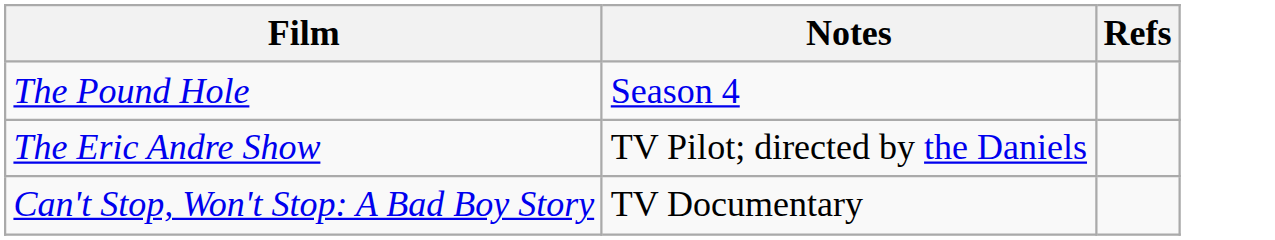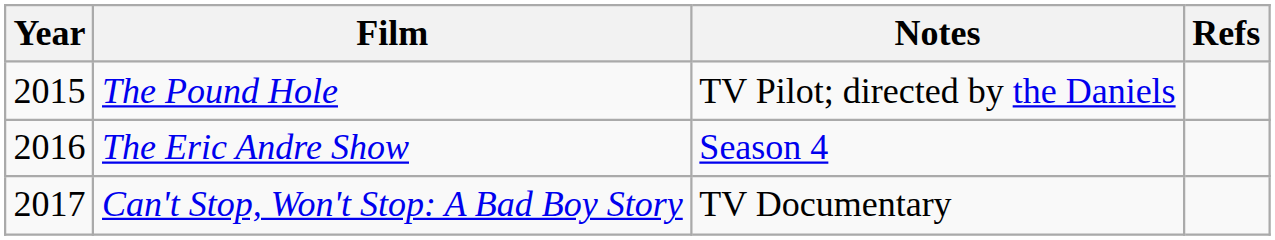+ column: (49, 33)
(675, 90) Season 4 -> (937, 90) TV Pilot; directed by the Daniels
(849, 147) TV Pilot; directed by the Daniels -> (764, 147) Season 4
